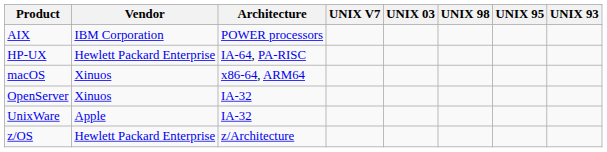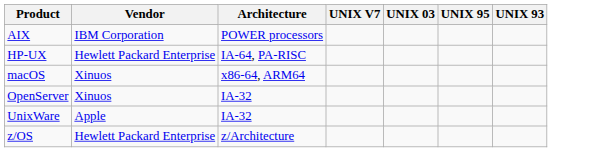- column: (465, 14)
